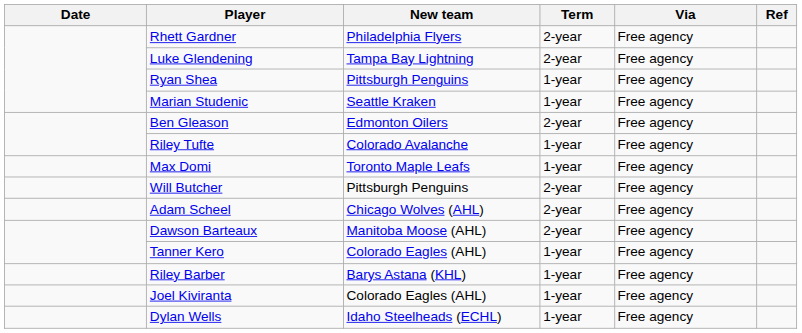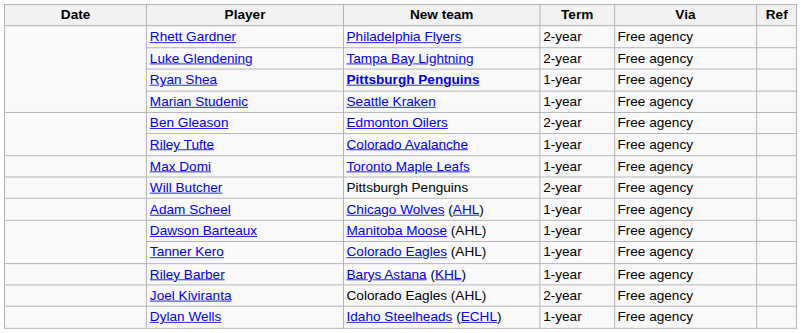(407, 79) normal -> (413, 79) bold
(562, 209) 2-year -> (562, 209) 1-year
(562, 230) 2-year -> (562, 230) 1-year
(562, 295) 1-year -> (562, 295) 2-year
